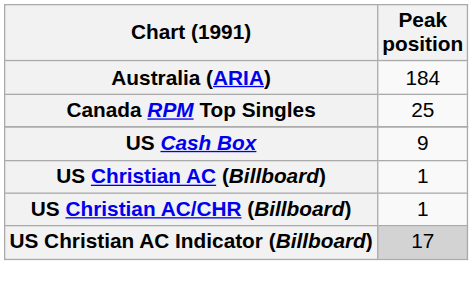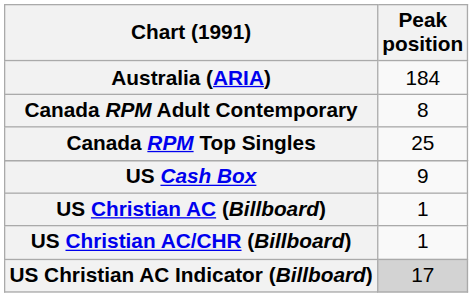+ row: (191, 110)
